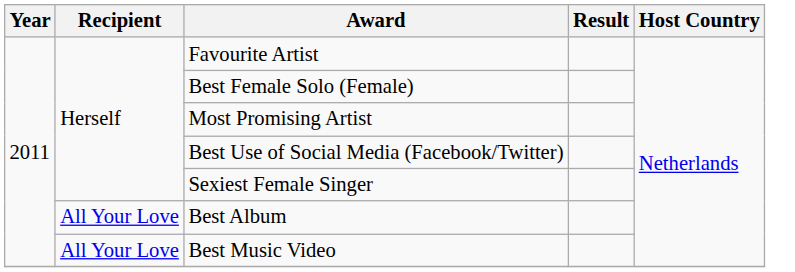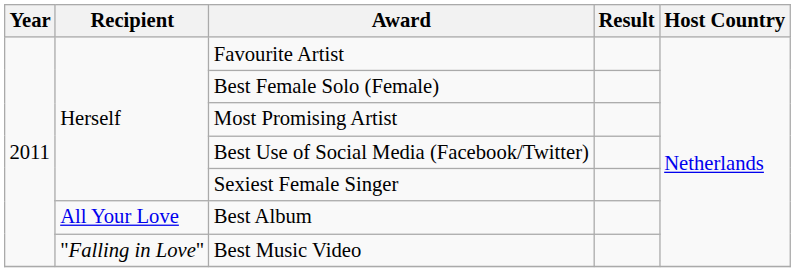(120, 250) All Your Love -> (132, 250) "Falling in Love"
